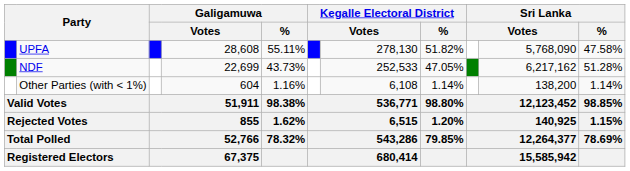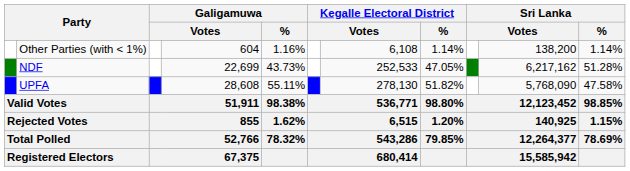rows swapped: (34, 49) <-> (83, 85)
